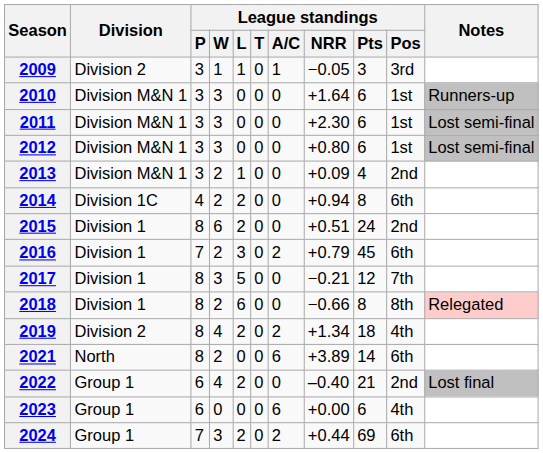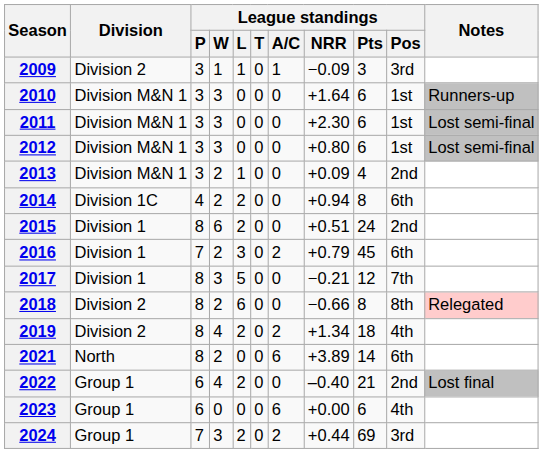(329, 69) −0.05 -> (329, 69) −0.09
(110, 305) Division 1 -> (110, 305) Division 2
(402, 435) 6th -> (402, 435) 3rd
